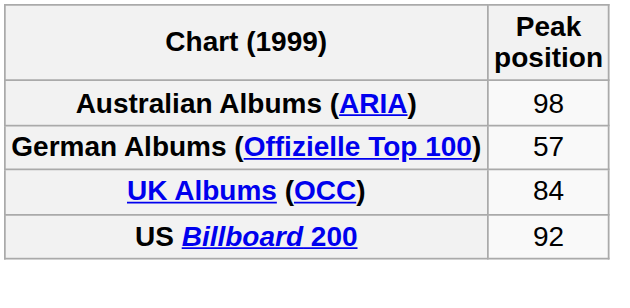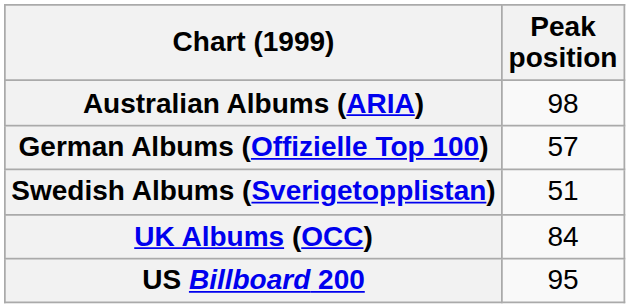+ row: (254, 191)
(549, 235) 92 -> (563, 280) 95
